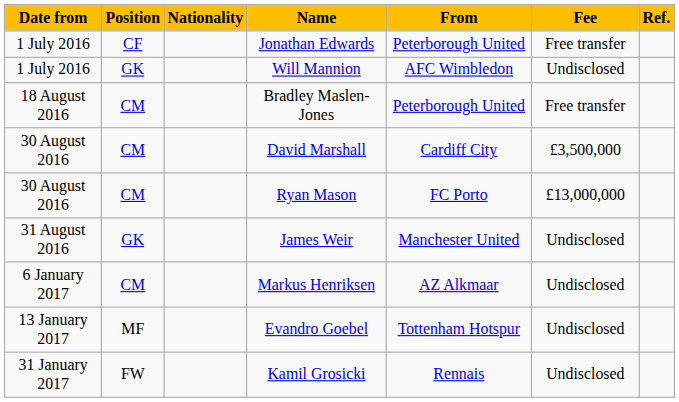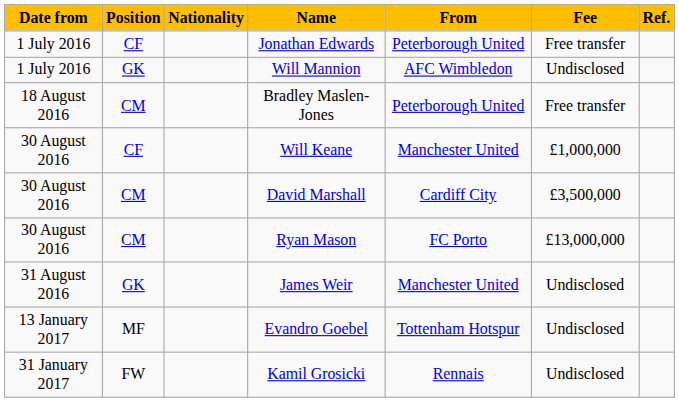+ row: (316, 150)
- row: (316, 284)
